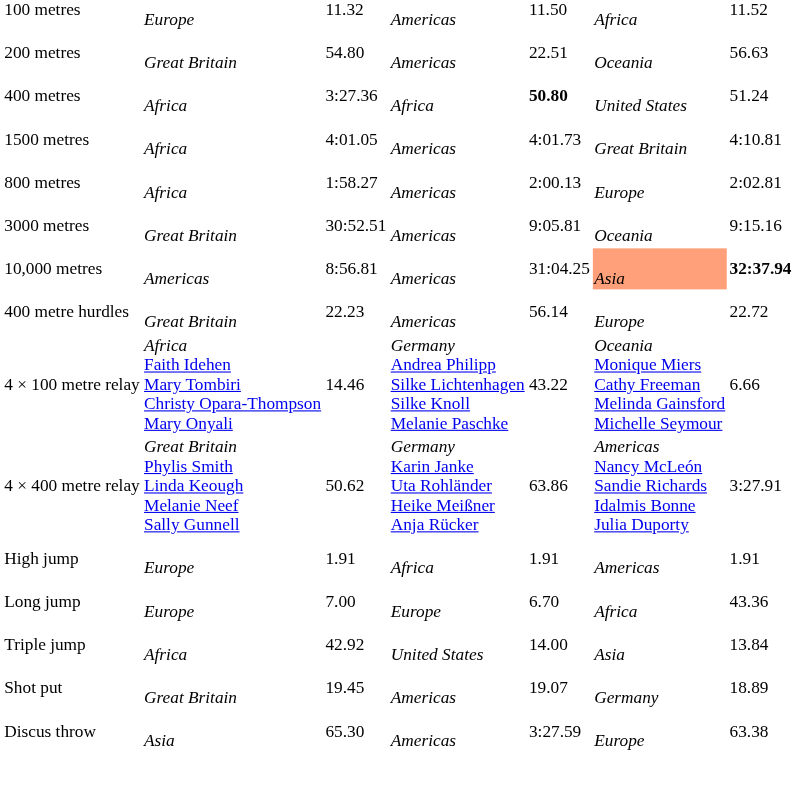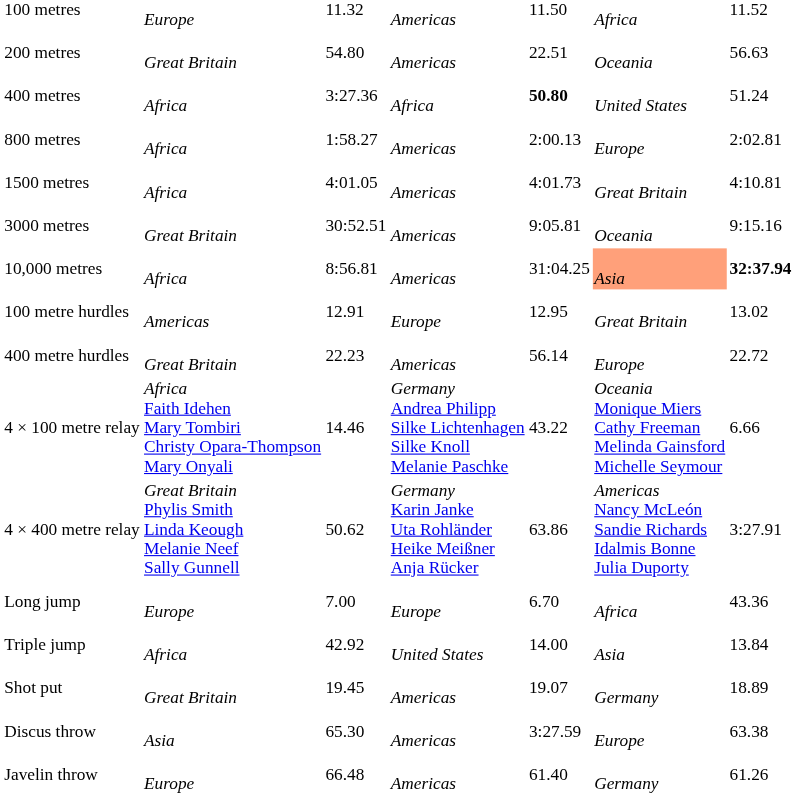rows swapped: (42, 182) <-> (47, 139)
(177, 278) Americas -> (166, 278) Africa
+ row: (67, 312)
- row: (41, 558)
+ row: (51, 774)
